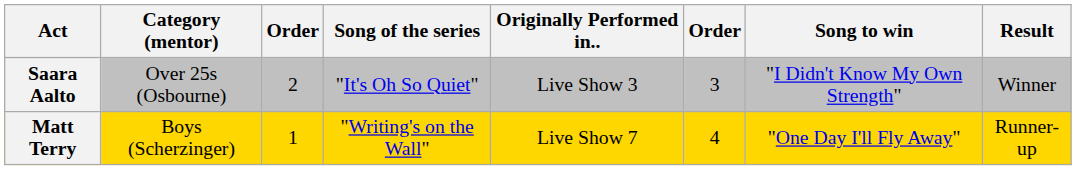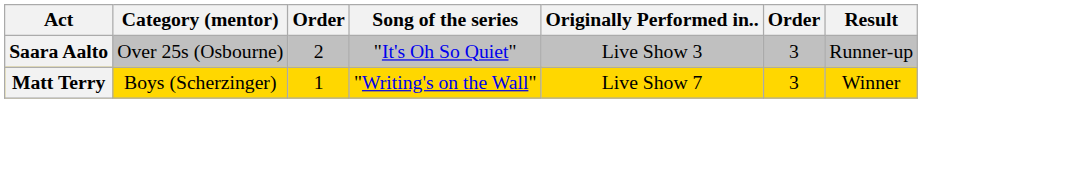- column: (864, 31)
(1027, 84) Winner -> (871, 51) Runner-up
(715, 137) 4 -> (794, 82) 3
(1027, 137) Runner-up -> (871, 82) Winner
